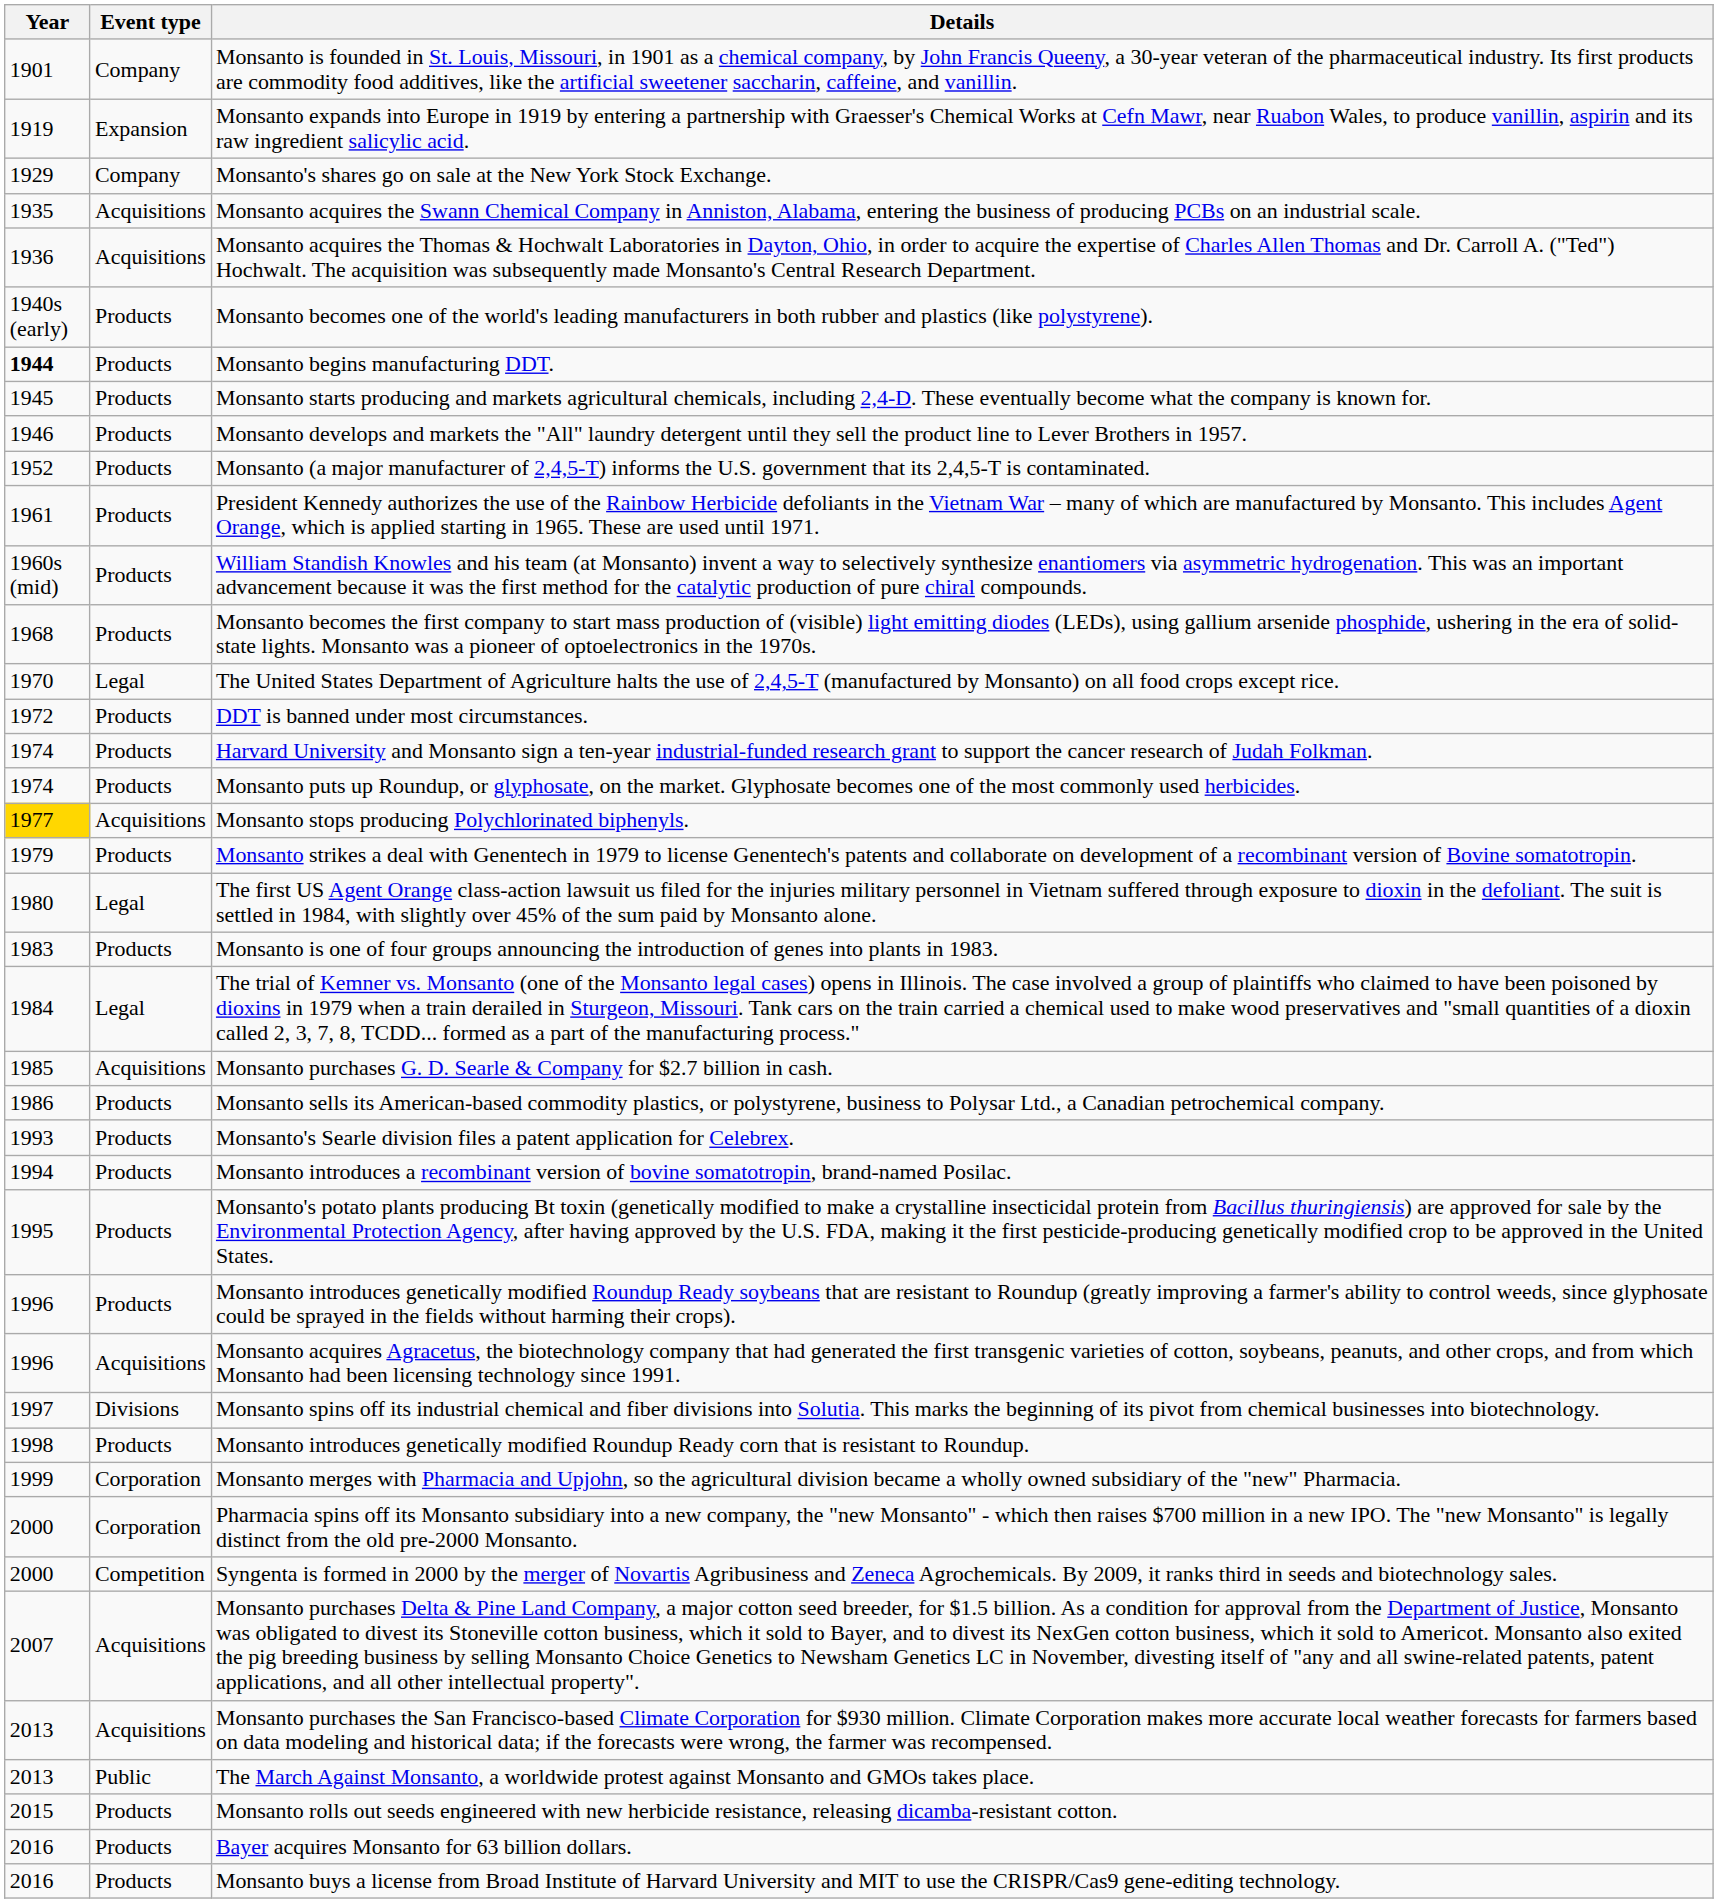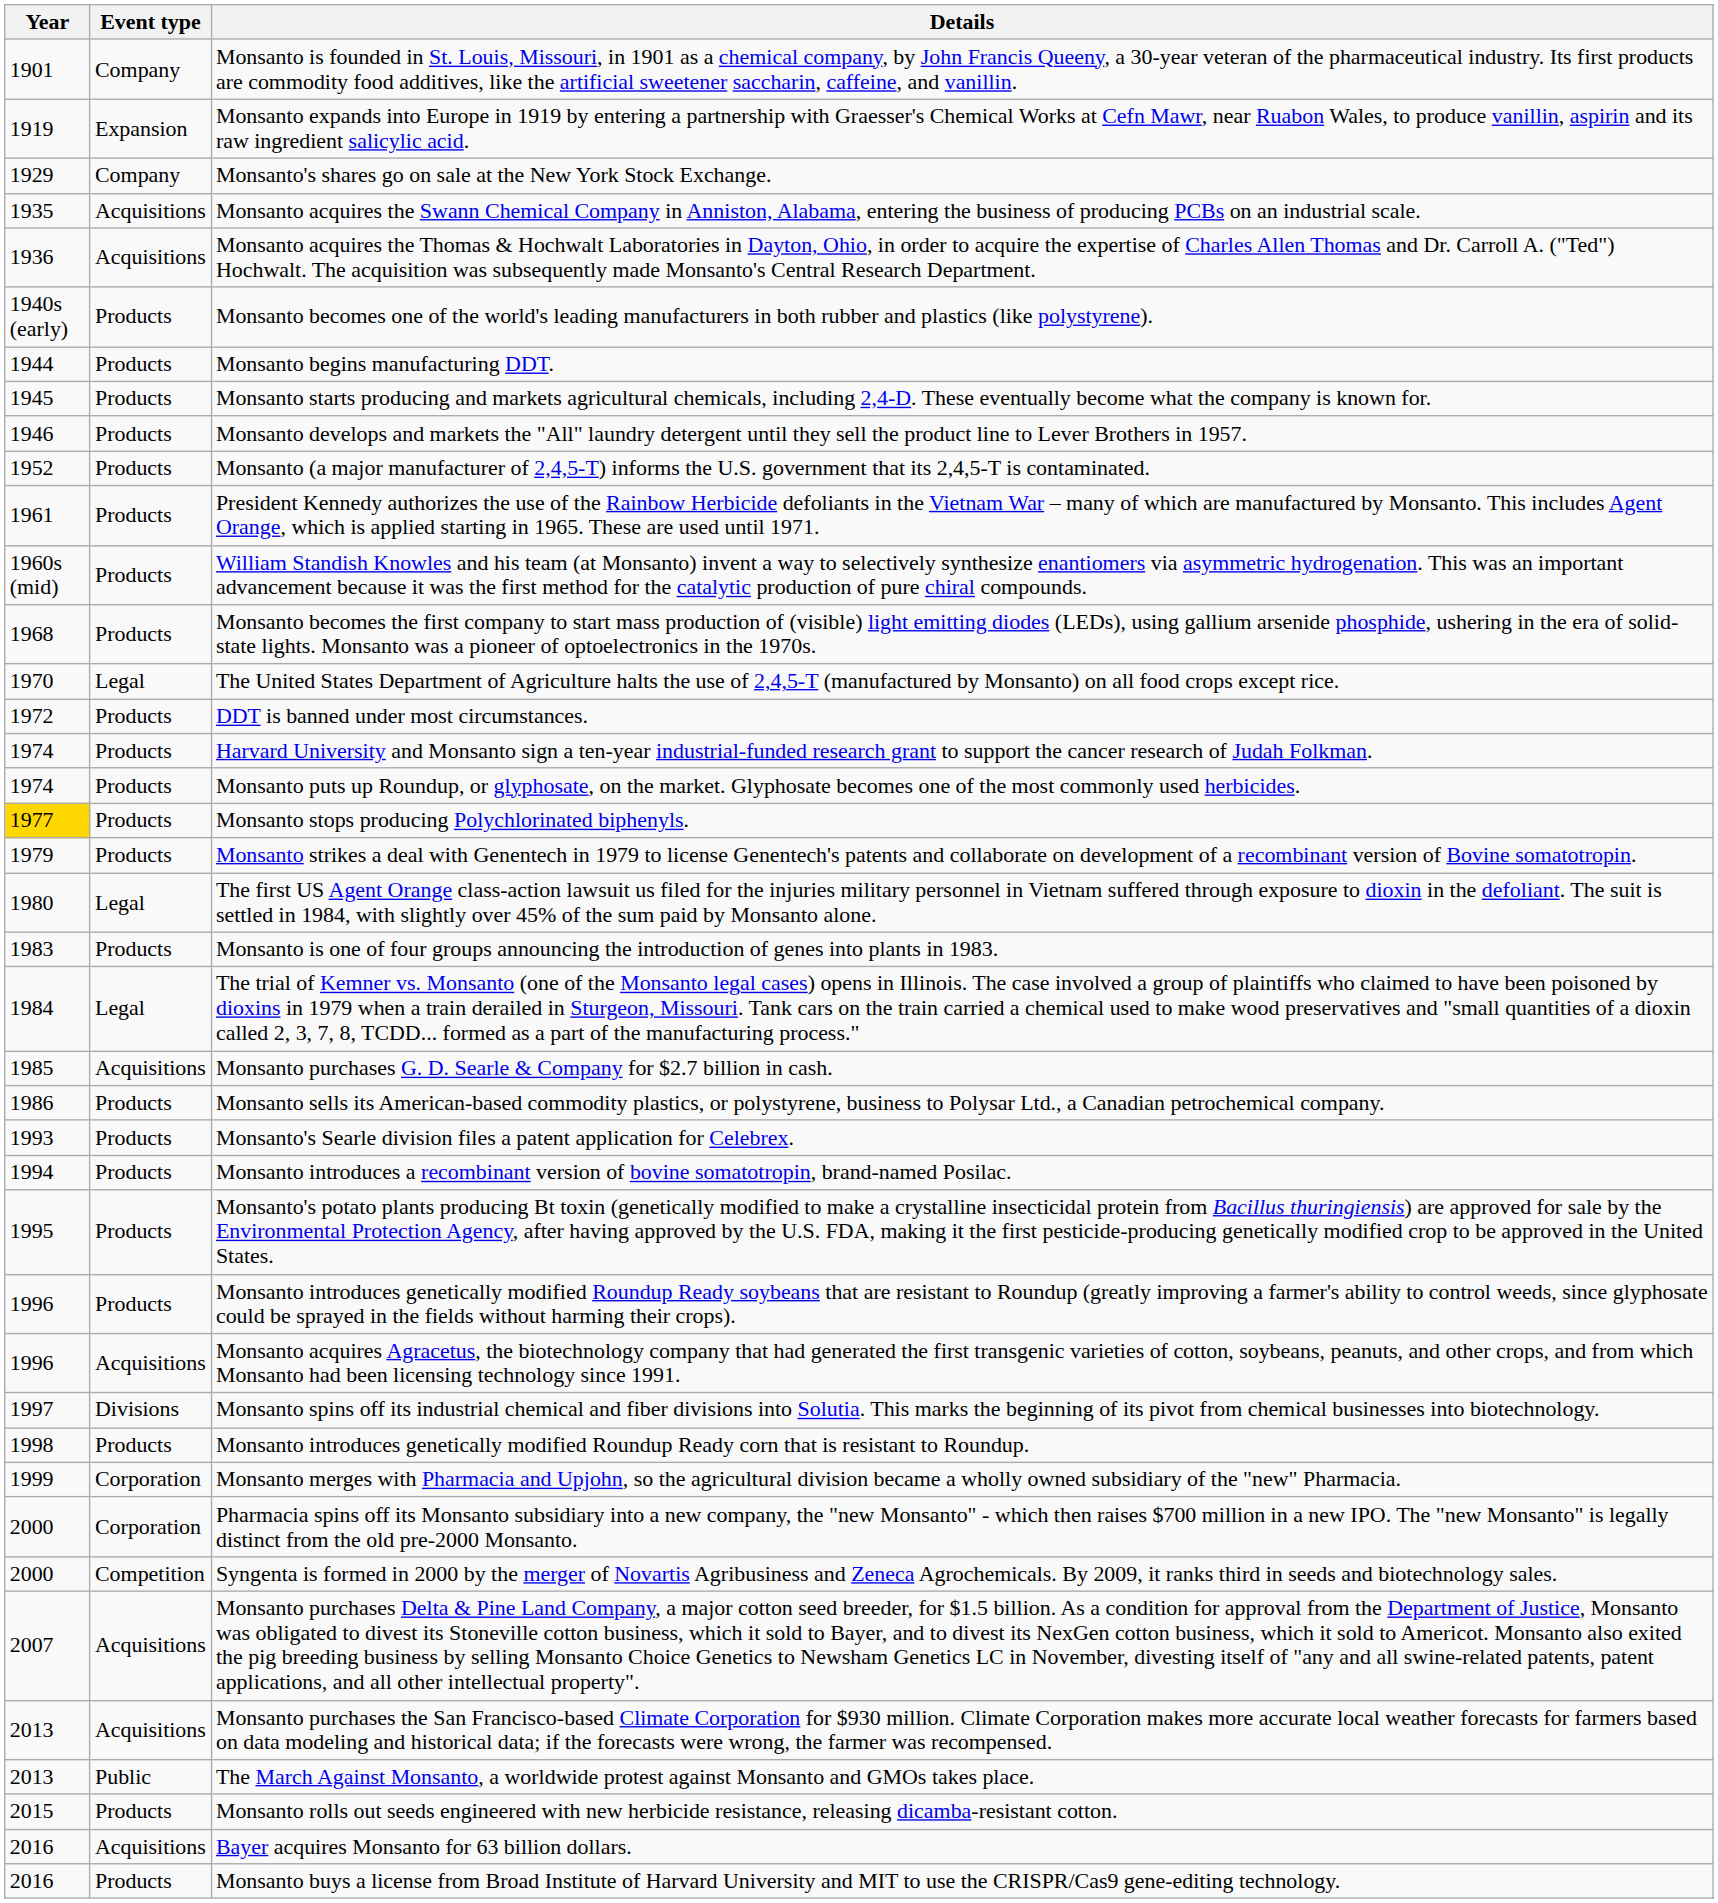(32, 363) bold -> (32, 363) normal
(150, 820) Acquisitions -> (133, 820) Products
(133, 1846) Products -> (150, 1846) Acquisitions
